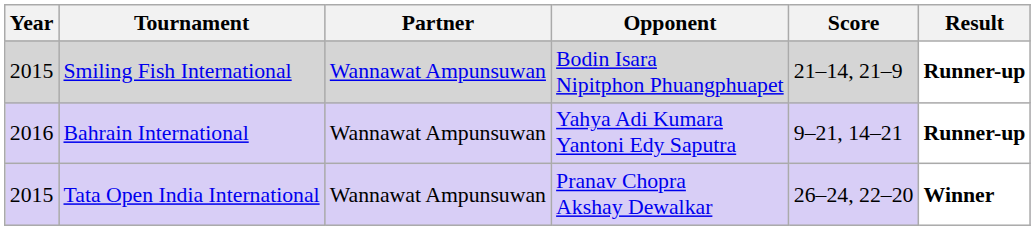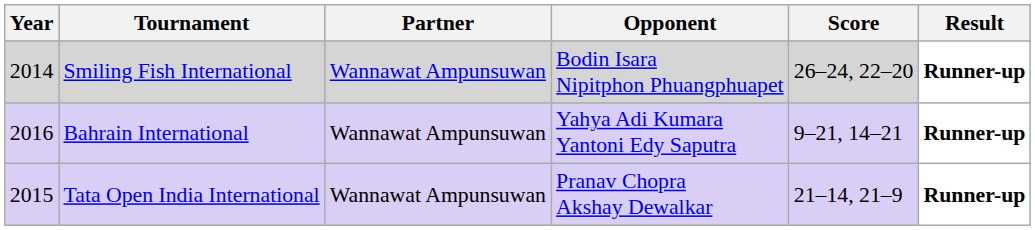(32, 71) 2015 -> (32, 71) 2014
(848, 71) 21–14, 21–9 -> (854, 71) 26–24, 22–20
(854, 194) 26–24, 22–20 -> (848, 194) 21–14, 21–9
(959, 194) Winner -> (974, 194) Runner-up
